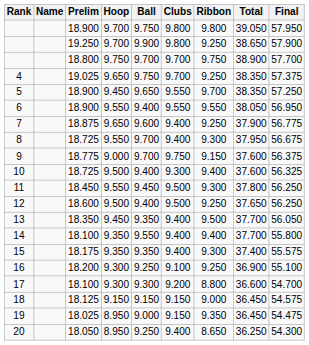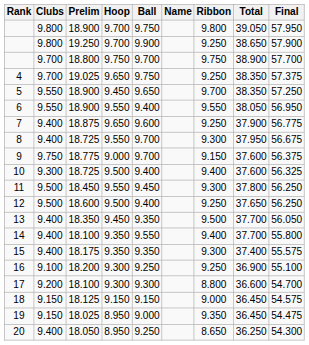columns swapped: (50, 12) <-> (178, 12)
